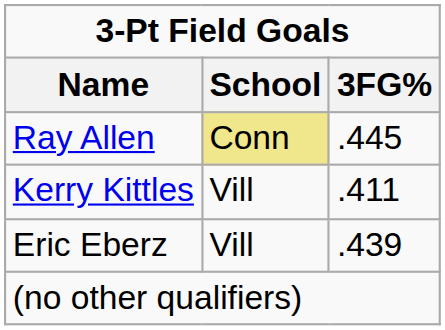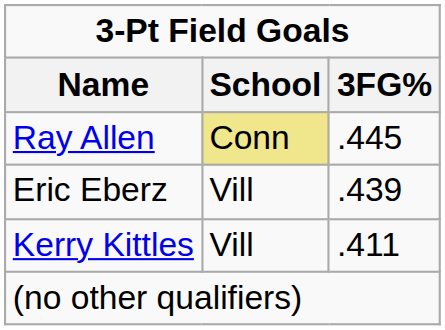rows swapped: (90, 244) <-> (103, 191)
